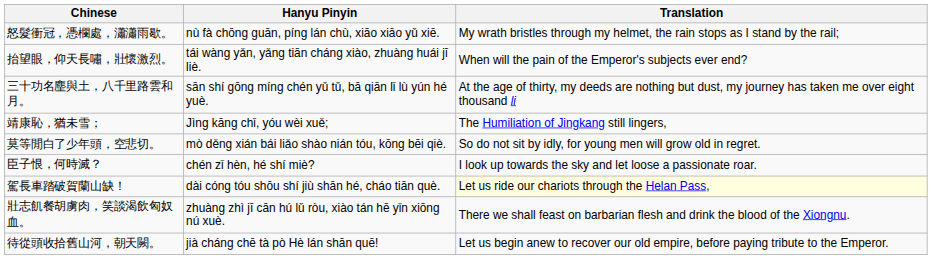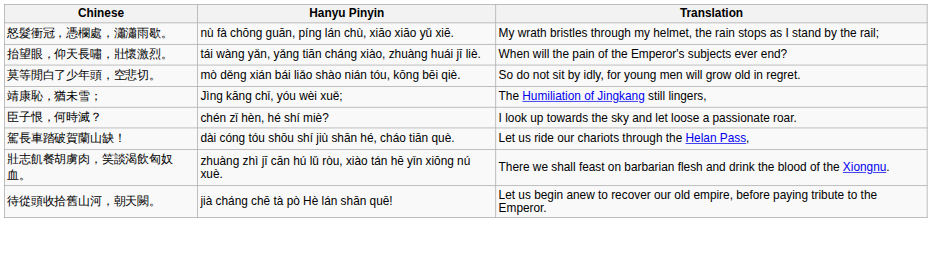- row: (90, 94)
rows swapped: (84, 144) <-> (54, 123)
(584, 186) lightyellow background -> (624, 138) no background
